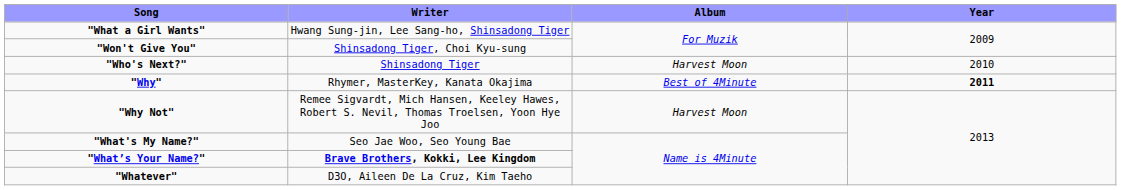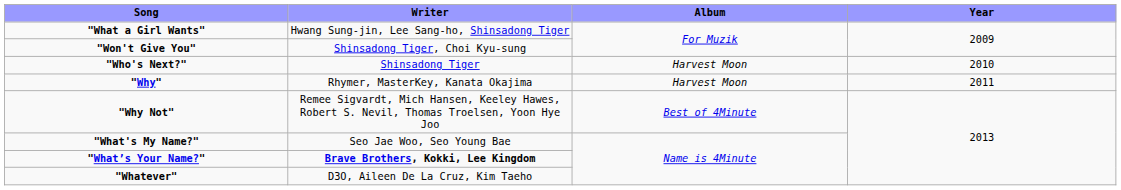(710, 82) Best of 4Minute -> (710, 82) Harvest Moon
(982, 82) bold -> (982, 82) normal
(710, 112) Harvest Moon -> (710, 112) Best of 4Minute
